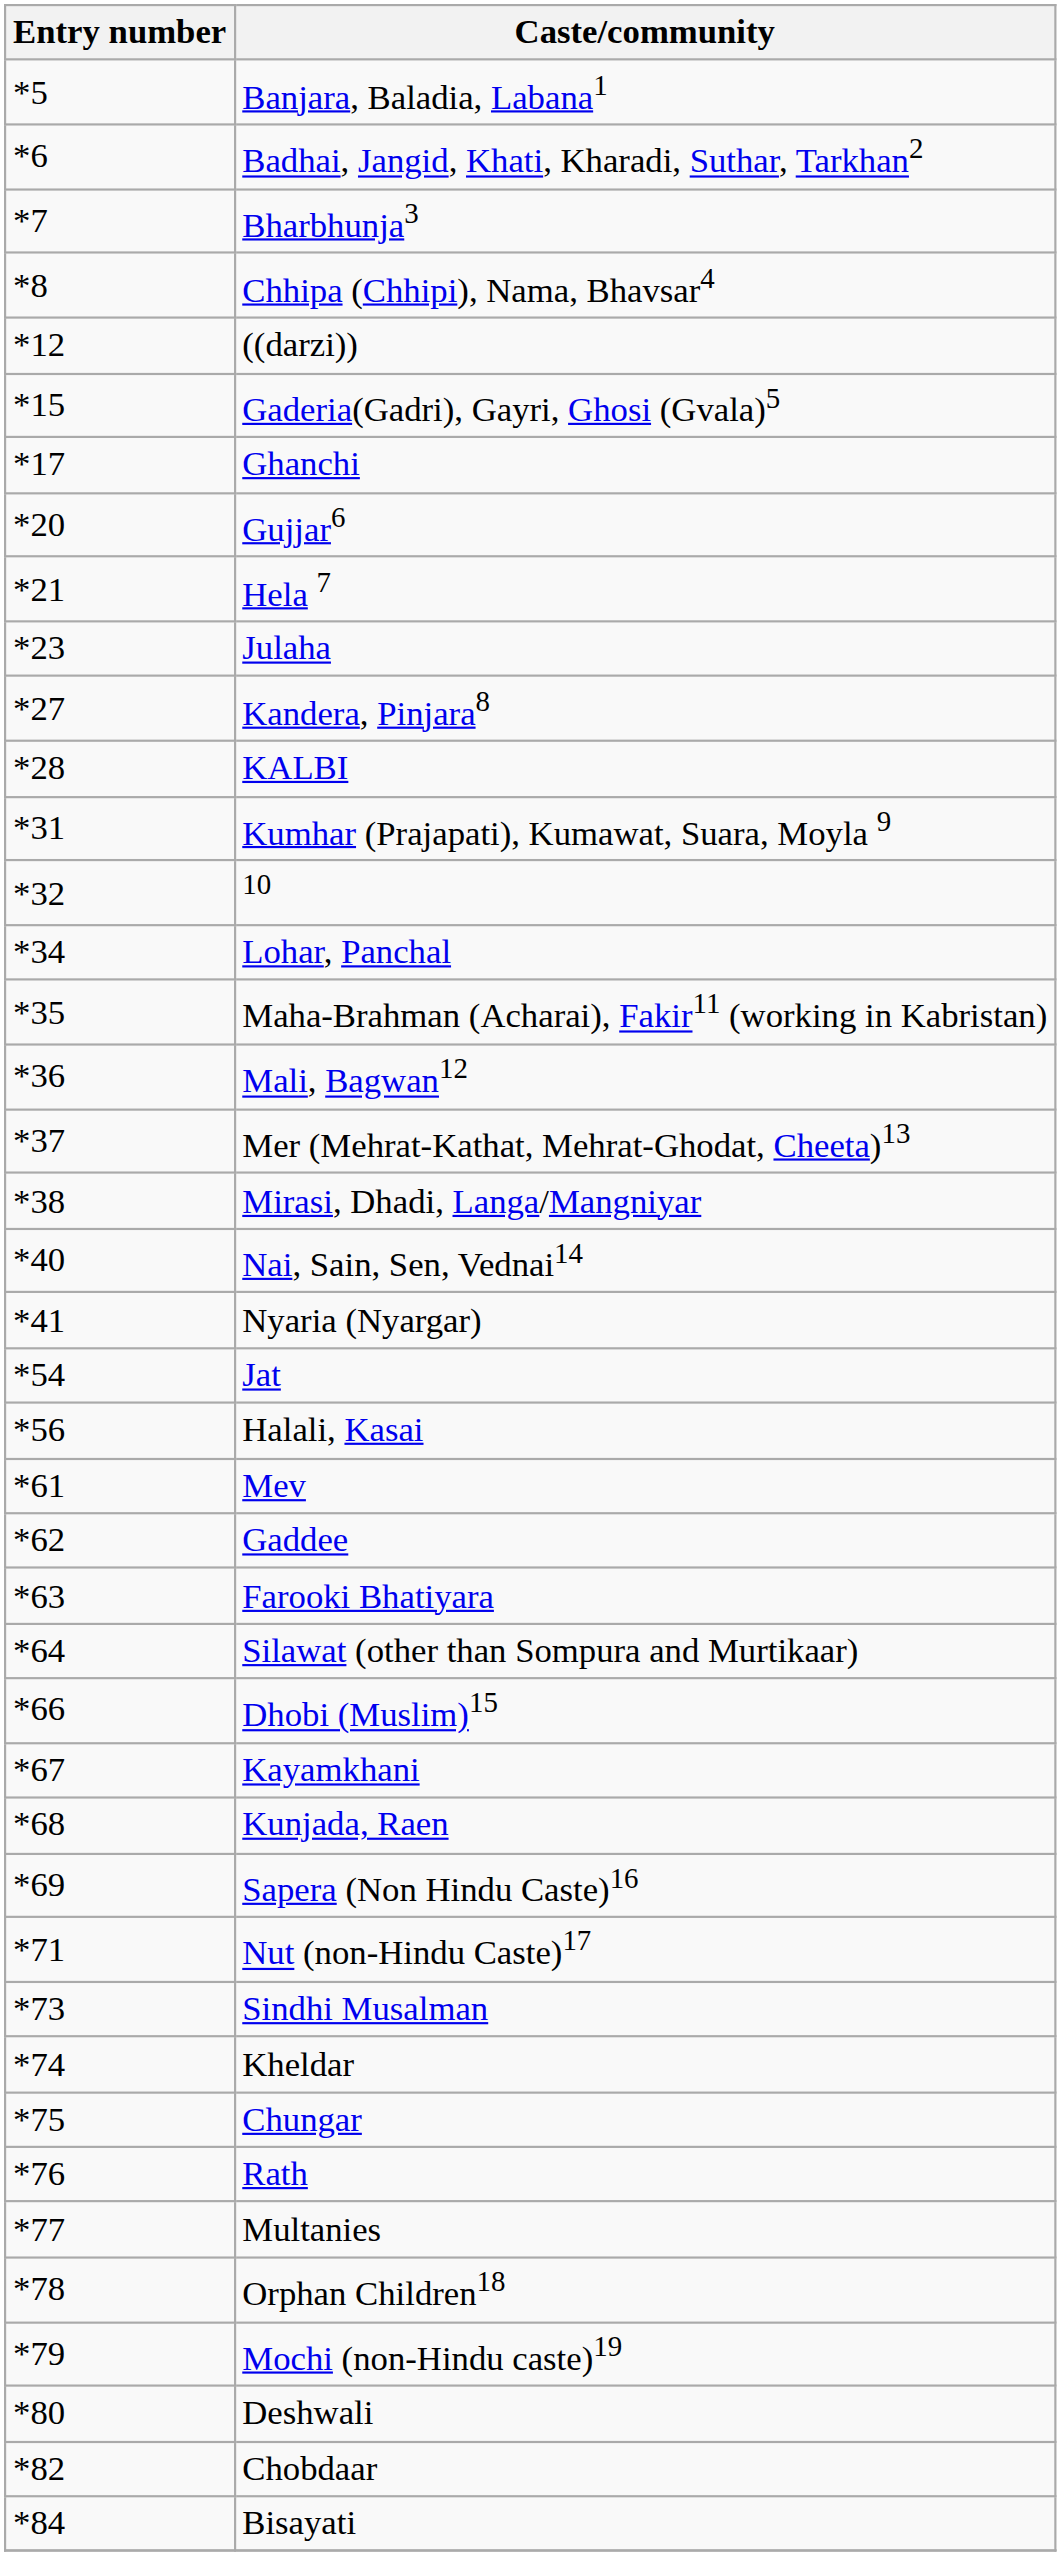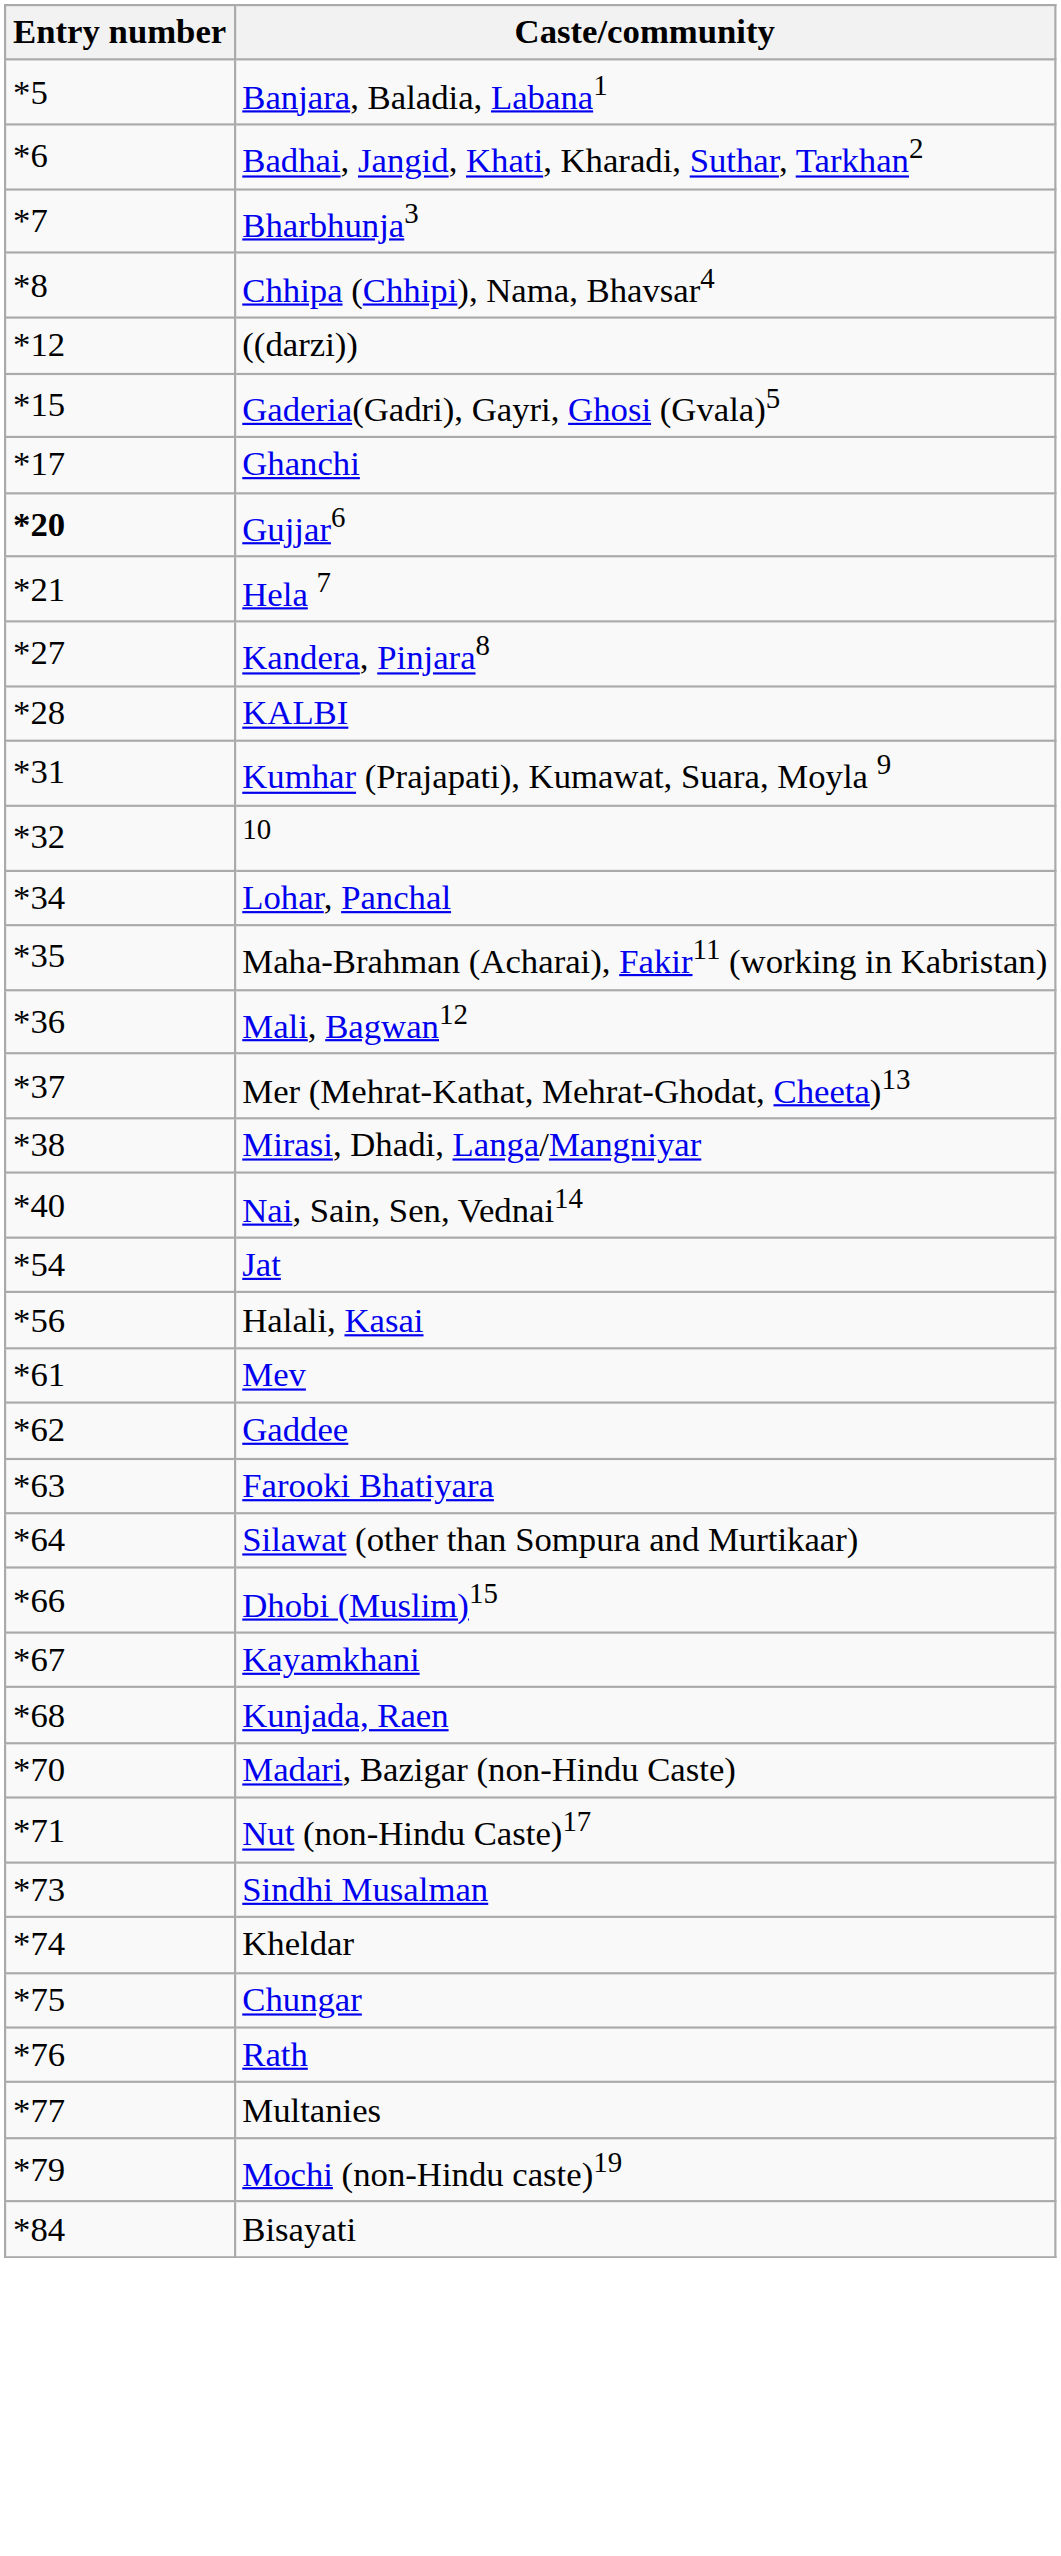(39, 524) normal -> (39, 524) bold
- row: (287, 648)
- row: (362, 1319)
- row: (440, 1884)
+ row: (489, 1769)
- row: (374, 2288)
- row: (308, 2413)
- row: (310, 2468)
